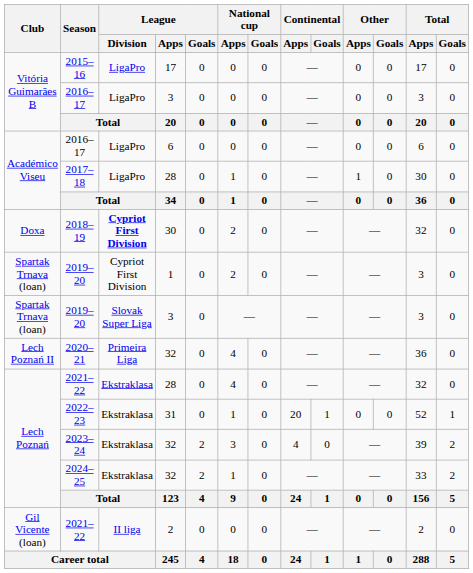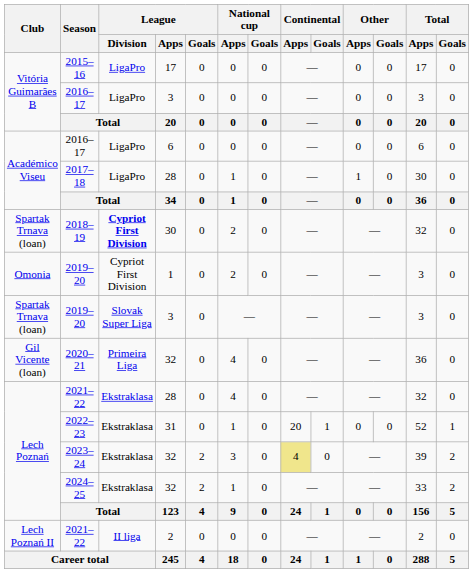(32, 231) Doxa -> (32, 231) Spartak Trnava (loan)
(32, 274) Spartak Trnava (loan) -> (32, 274) Omonia
(32, 353) Lech Poznań II -> (32, 359) Gil Vicente (loan)
(296, 444) no background -> (296, 457) khaki background
(32, 529) Gil Vicente (loan) -> (32, 535) Lech Poznań II
